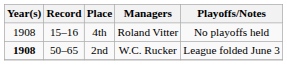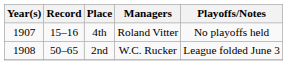(24, 32) 1908 -> (24, 32) 1907
(24, 51) bold -> (24, 51) normal
